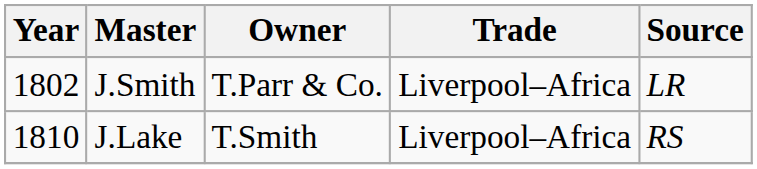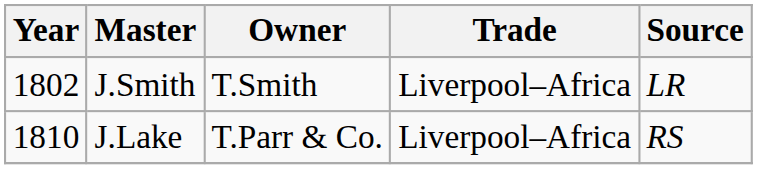(297, 83) T.Parr & Co. -> (264, 83) T.Smith
(264, 136) T.Smith -> (297, 136) T.Parr & Co.
